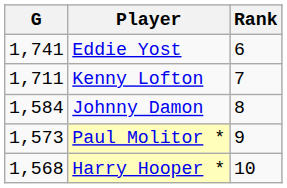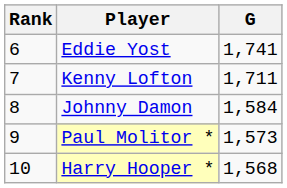columns swapped: (256, 20) <-> (36, 20)
